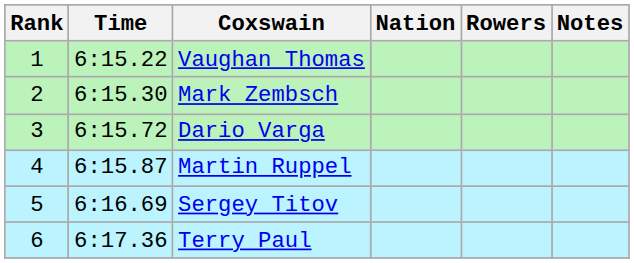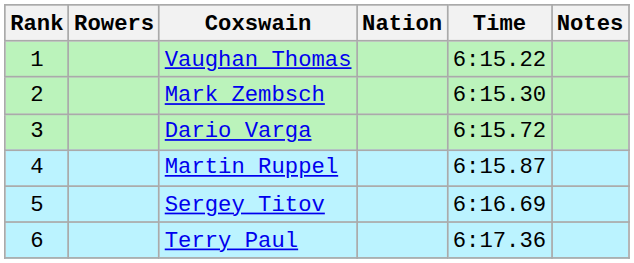columns swapped: (506, 23) <-> (121, 23)
